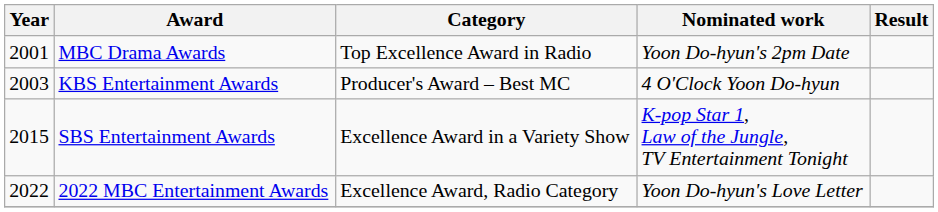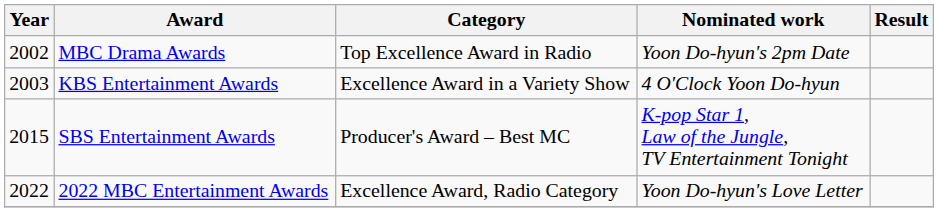(29, 51) 2001 -> (29, 51) 2002
(455, 83) Producer's Award – Best MC -> (485, 83) Excellence Award in a Variety Show
(485, 136) Excellence Award in a Variety Show -> (455, 136) Producer's Award – Best MC
